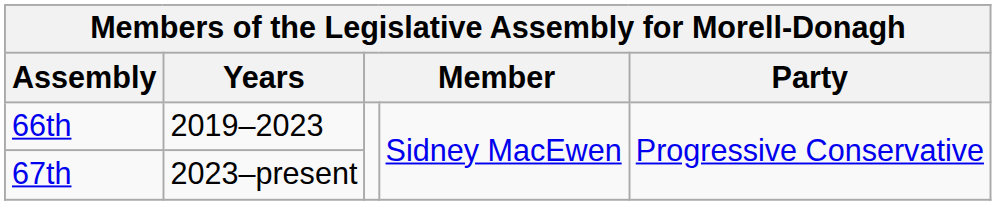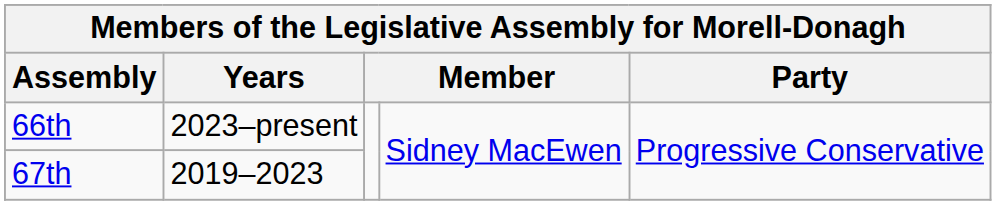(247, 125) 2019–2023 -> (264, 125) 2023–present
(264, 174) 2023–present -> (247, 174) 2019–2023
